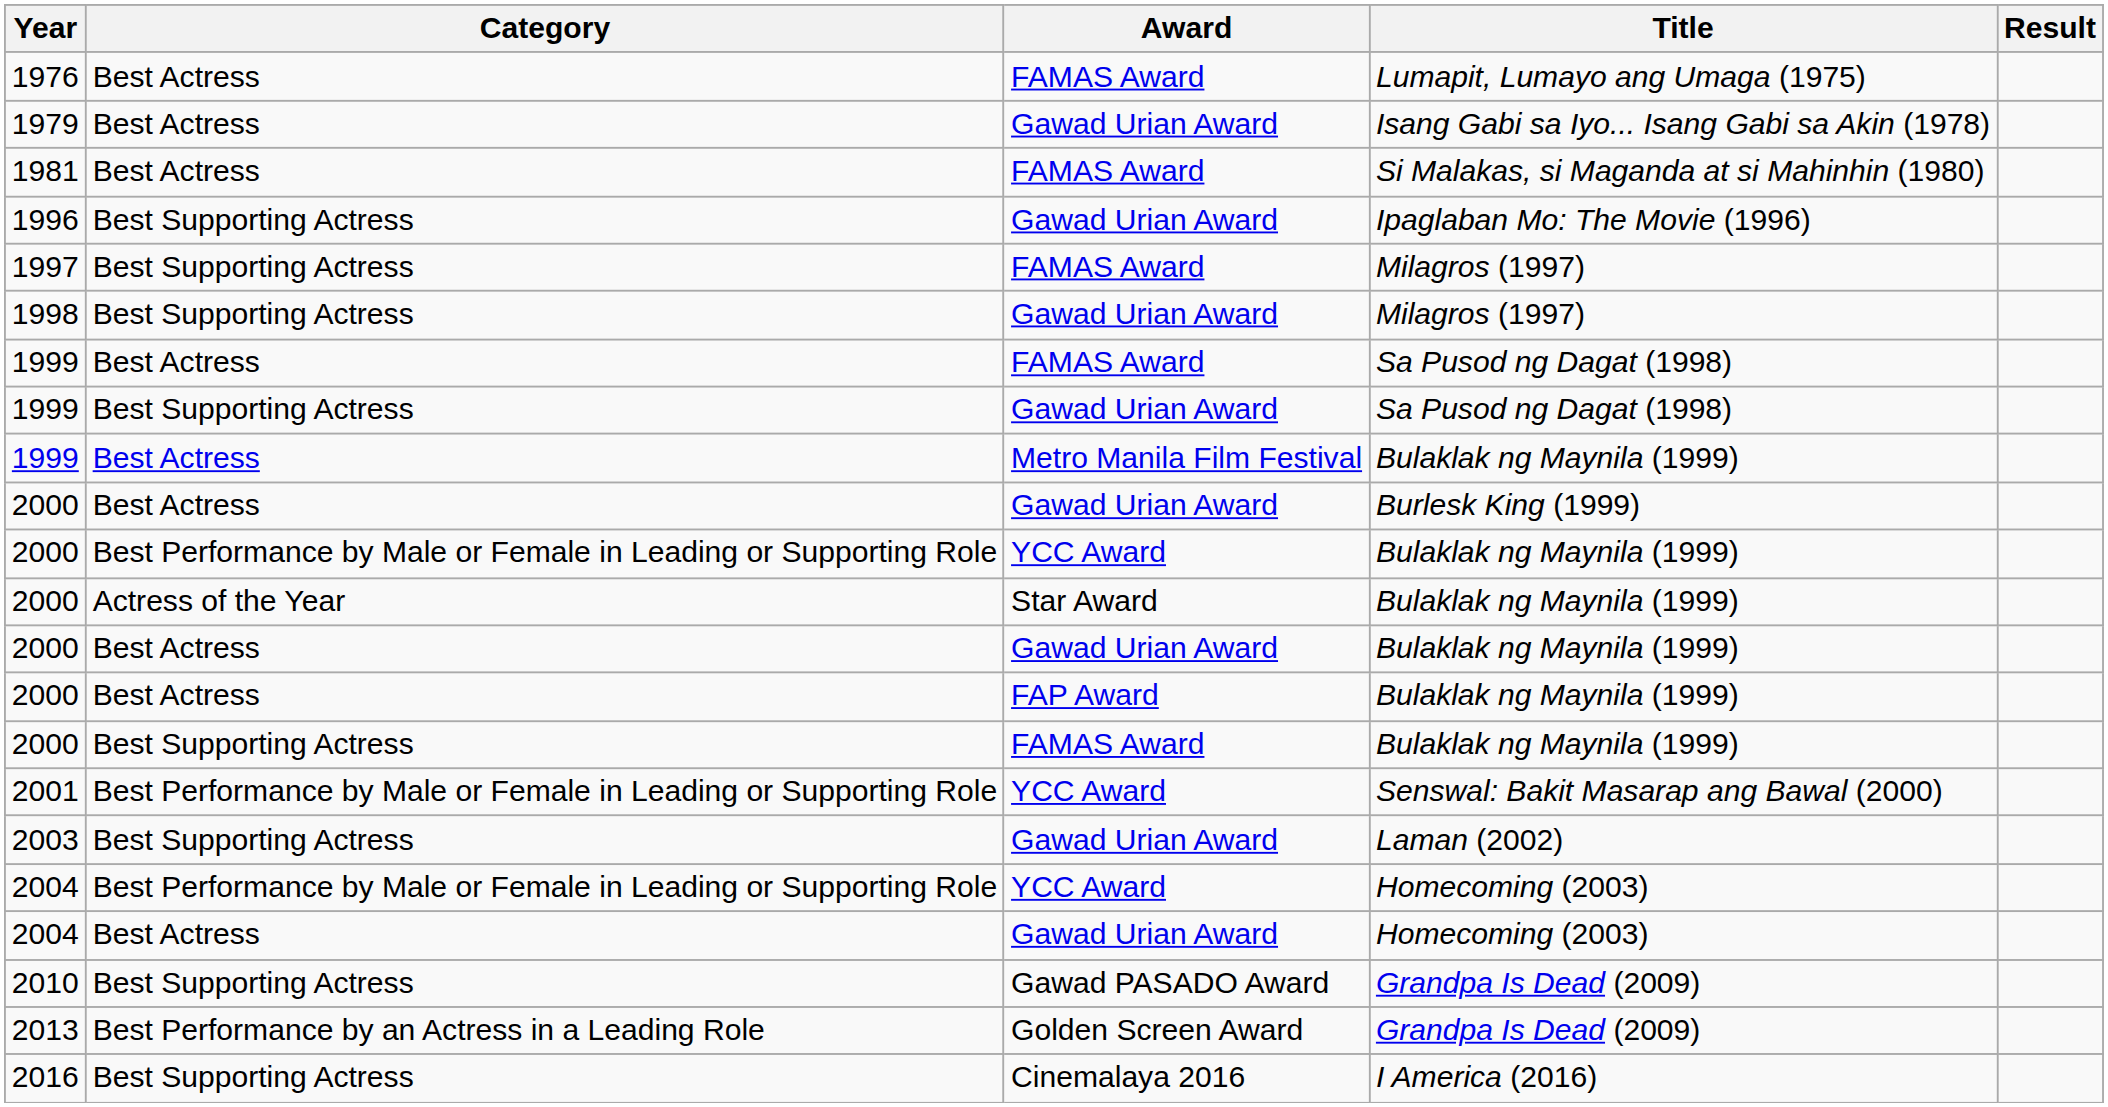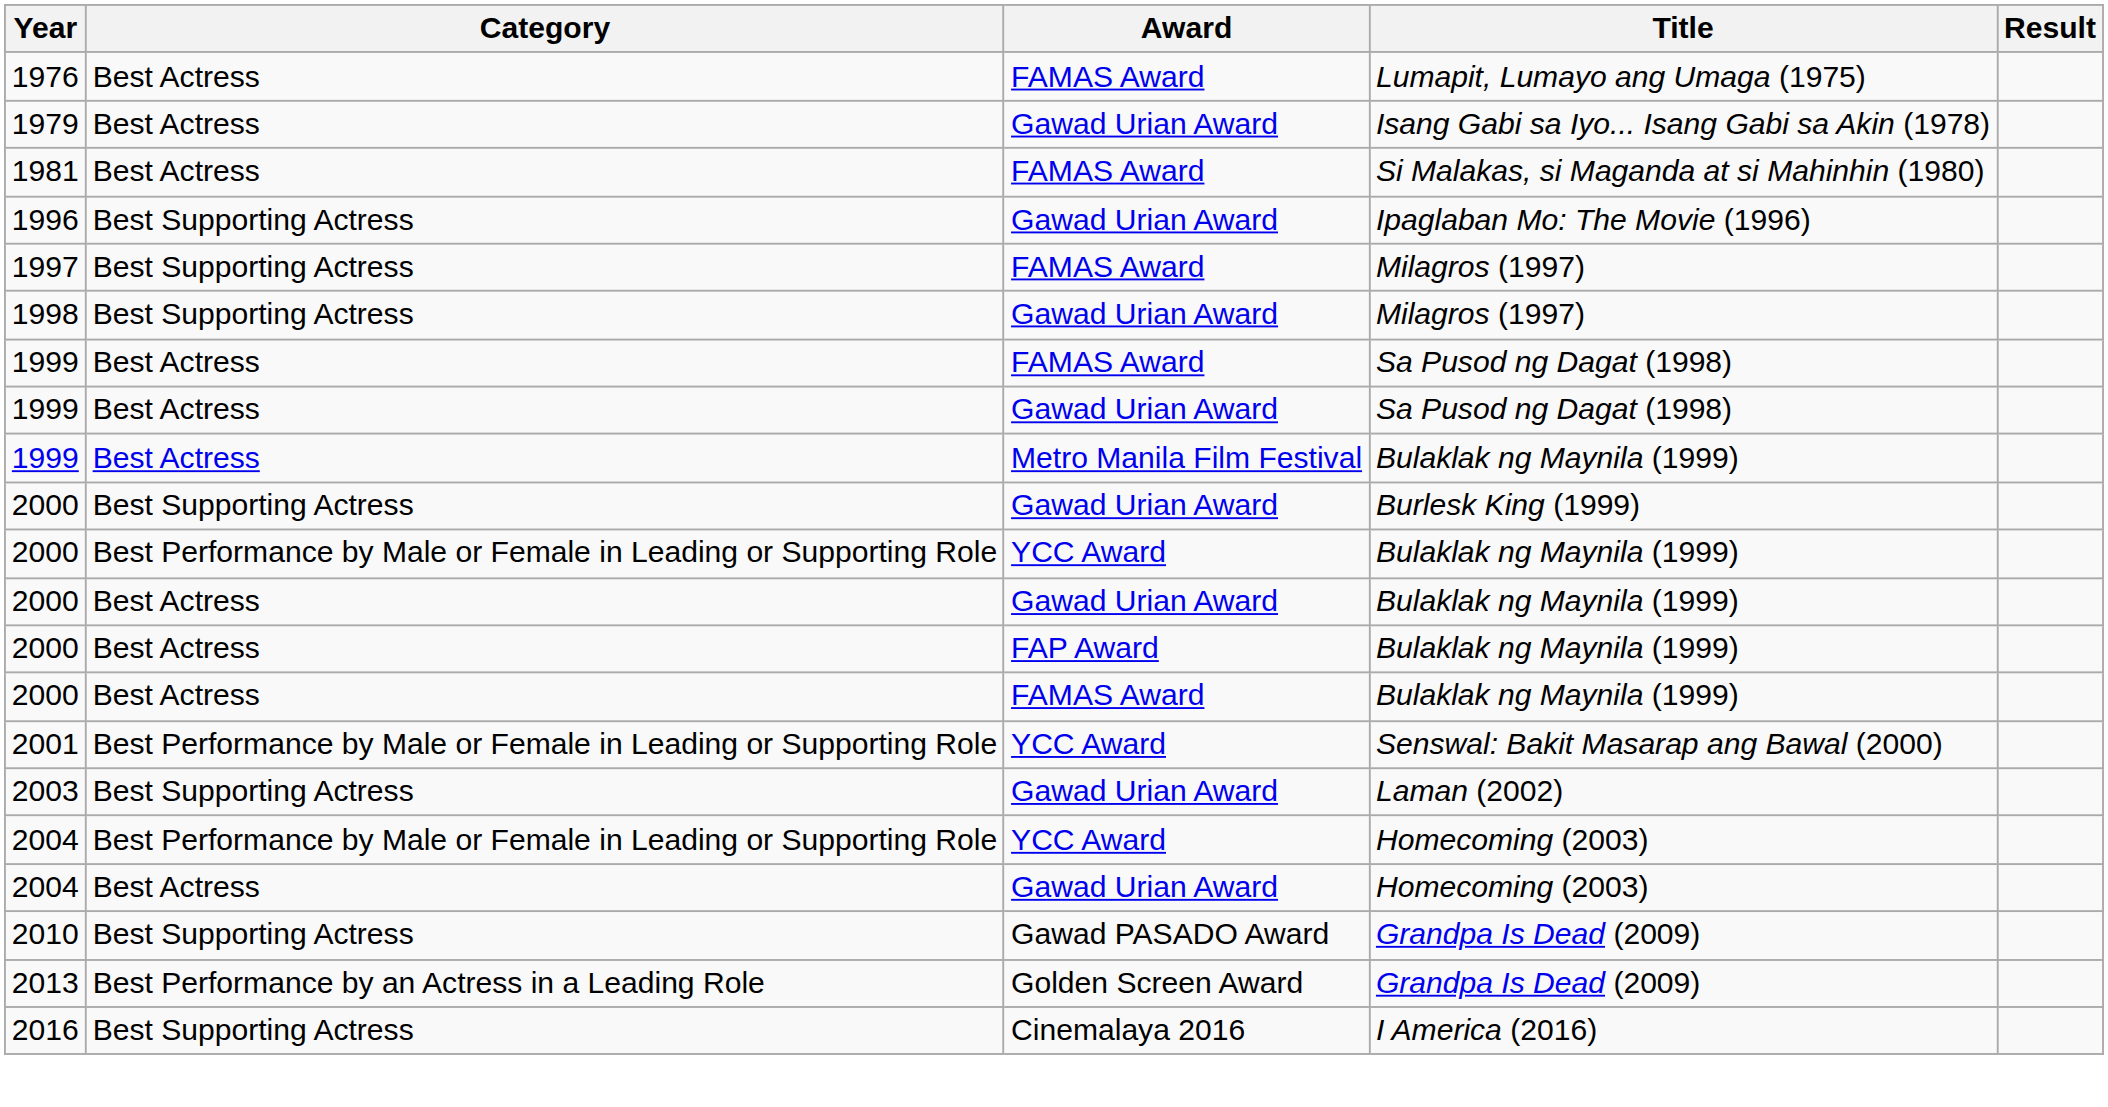(253, 409) Best Supporting Actress -> (176, 409) Best Actress
(176, 505) Best Actress -> (253, 505) Best Supporting Actress
- row: (1084, 600)
(253, 743) Best Supporting Actress -> (176, 696) Best Actress
